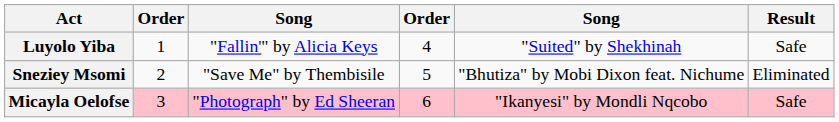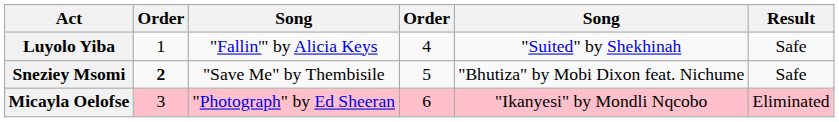(161, 74) normal -> (161, 74) bold
(791, 74) Eliminated -> (791, 74) Safe
(791, 102) Safe -> (791, 102) Eliminated
